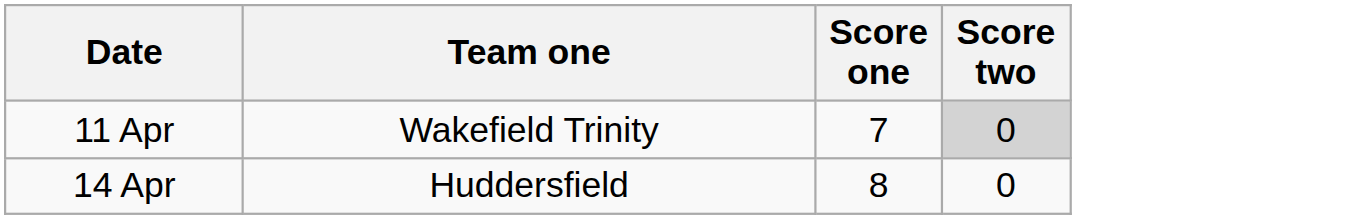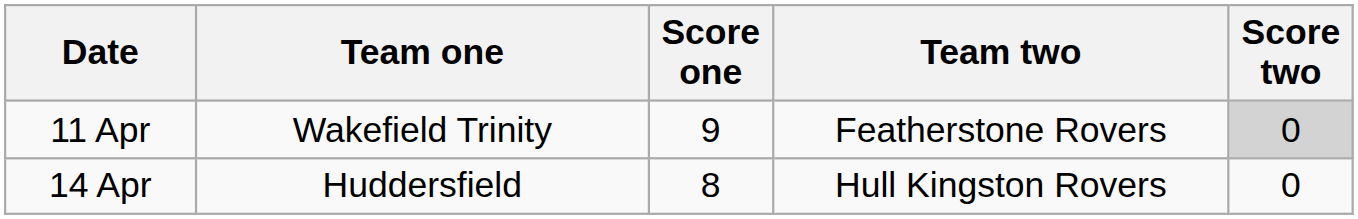+ column: (1001, 52)
(879, 128) 7 -> (711, 128) 9
